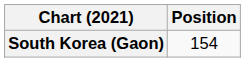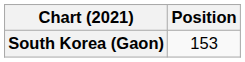(204, 43) 154 -> (204, 43) 153
